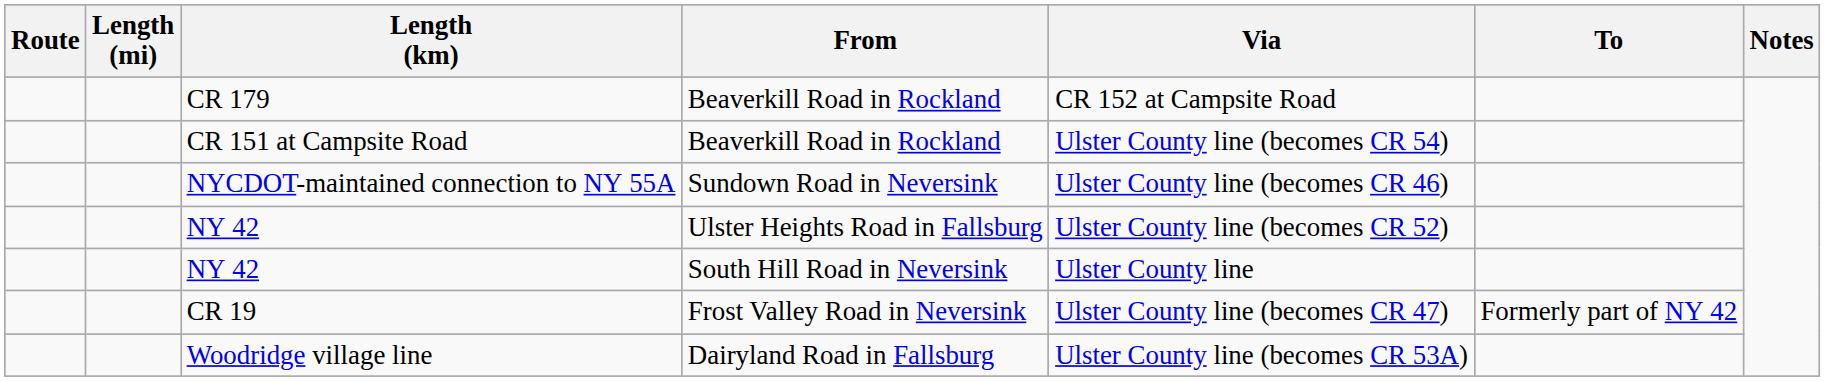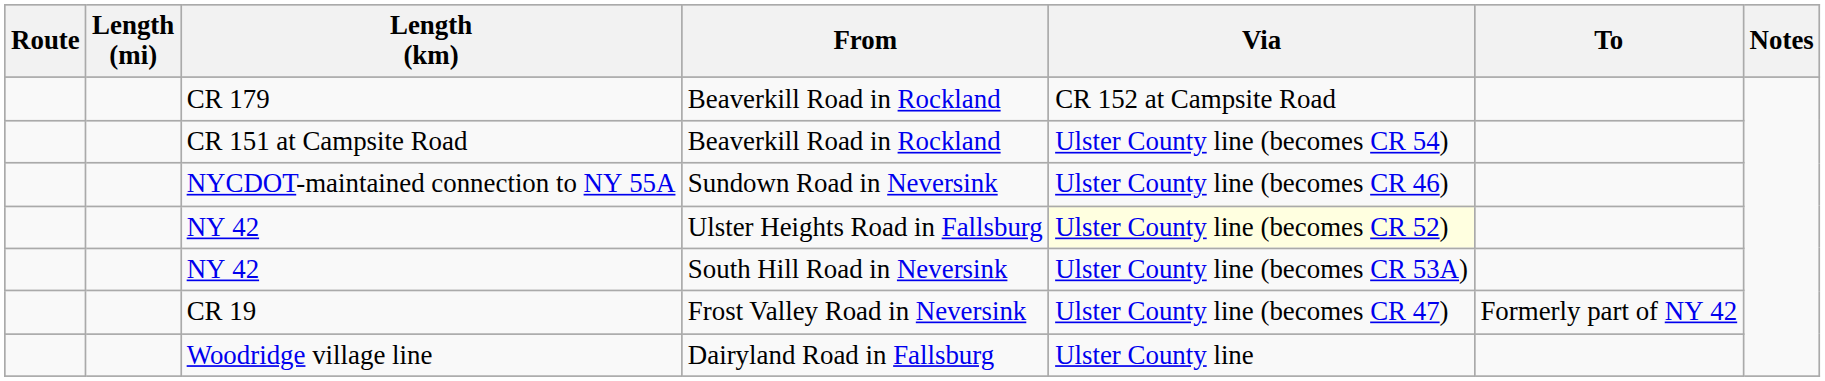(1252, 226) no background -> (1252, 226) lightyellow background
(1154, 269) Ulster County line -> (1262, 269) Ulster County line (becomes CR 53A)
(1262, 354) Ulster County line (becomes CR 53A) -> (1154, 354) Ulster County line
